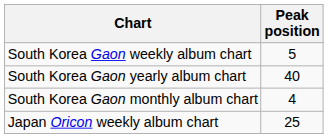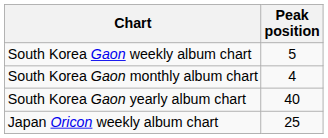rows swapped: (133, 99) <-> (127, 76)
